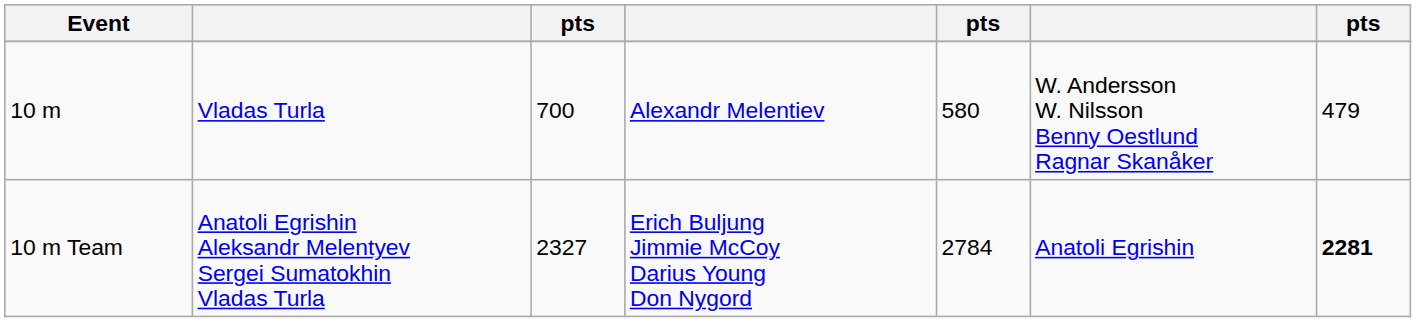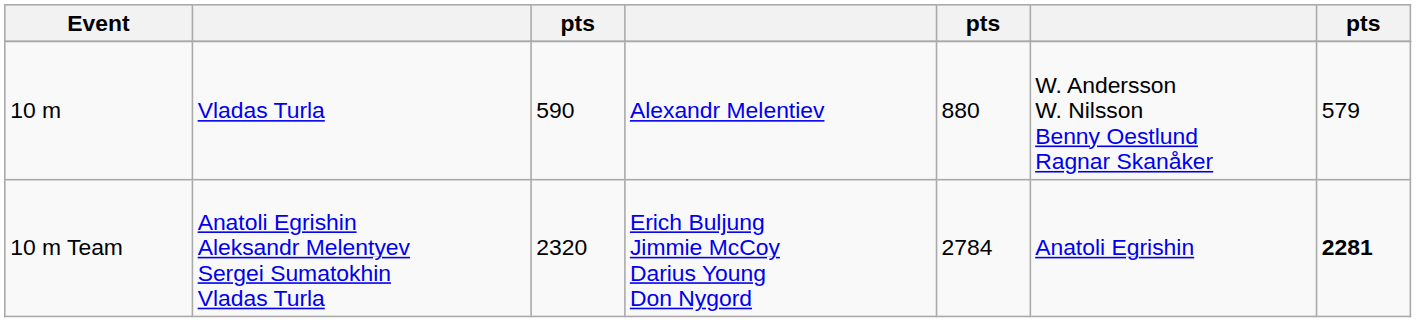(555, 110) 700 -> (555, 110) 590
(961, 110) 580 -> (961, 110) 880
(1341, 110) 479 -> (1341, 110) 579
(562, 248) 2327 -> (562, 248) 2320
